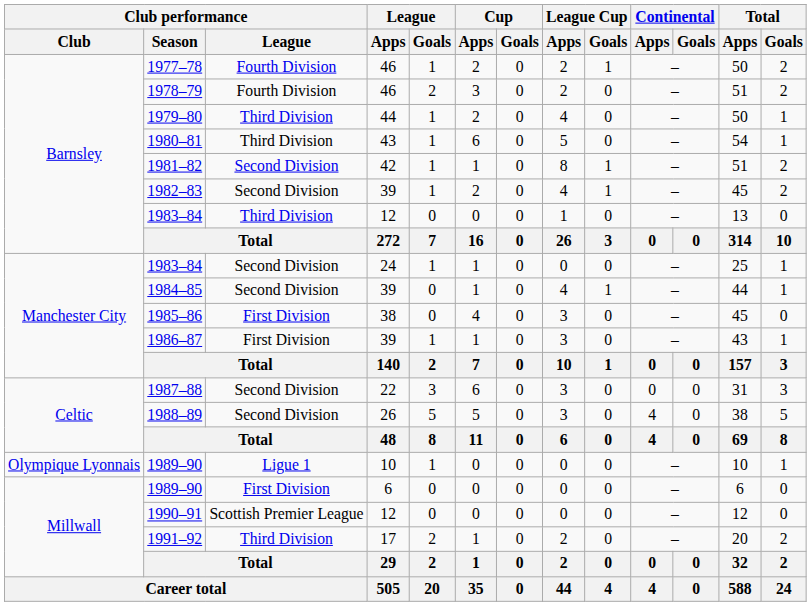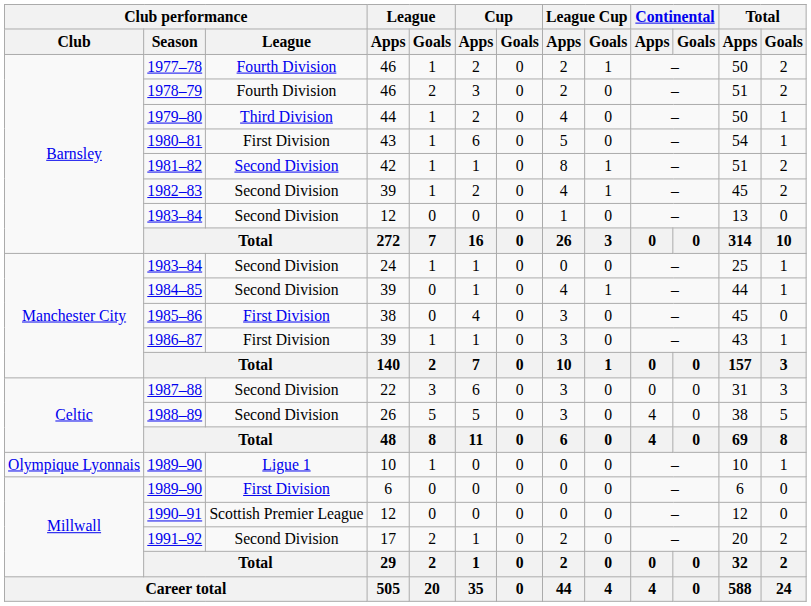(286, 141) Third Division -> (286, 141) First Division
(286, 215) Third Division -> (286, 215) Second Division
(286, 539) Third Division -> (286, 539) Second Division
